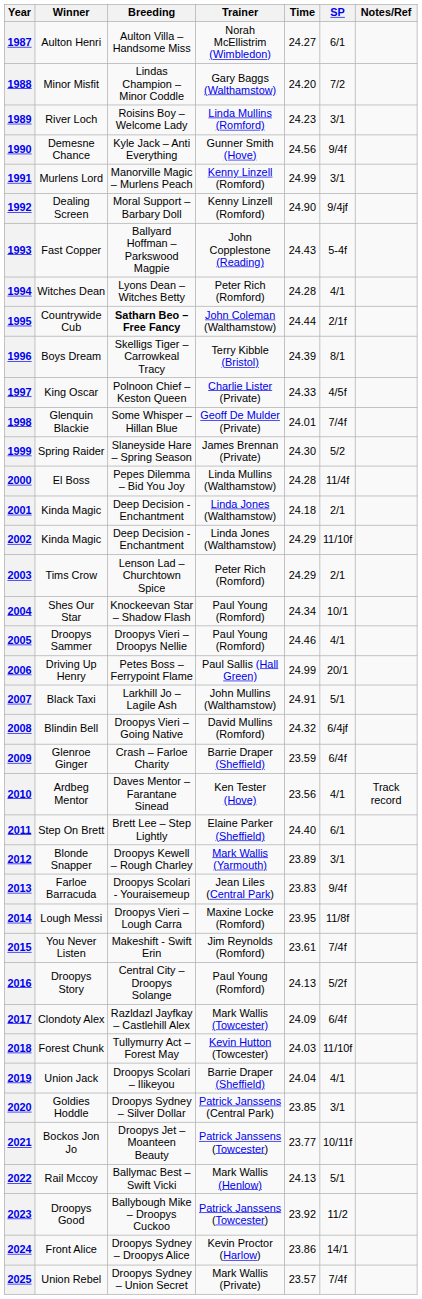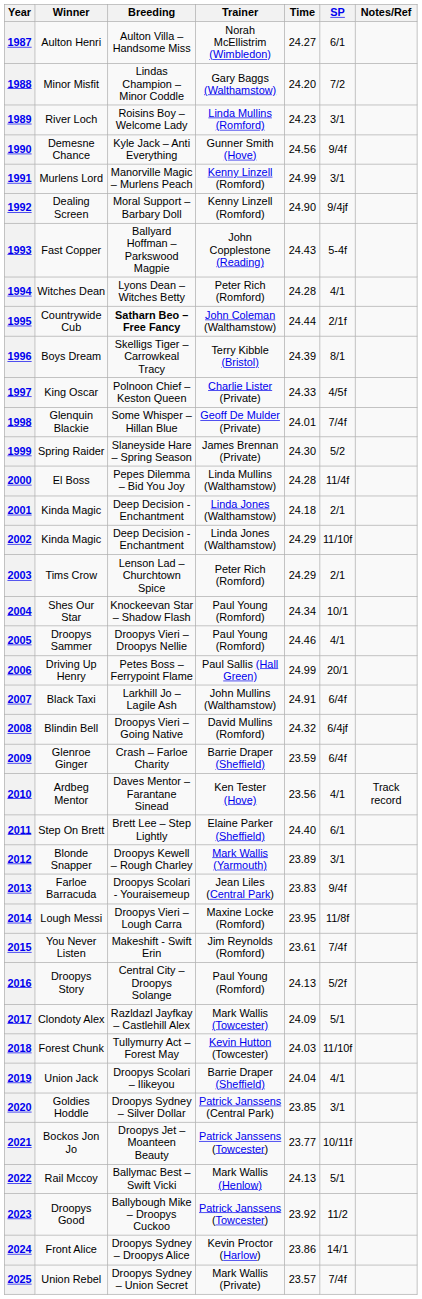(338, 699) 5/1 -> (338, 699) 6/4f
(338, 1019) 6/4f -> (338, 1019) 5/1
